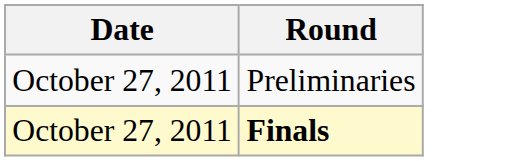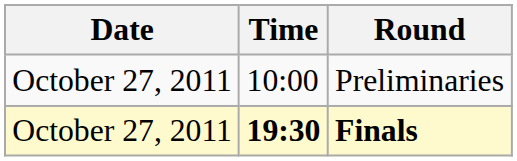+ column: (284, 29)
